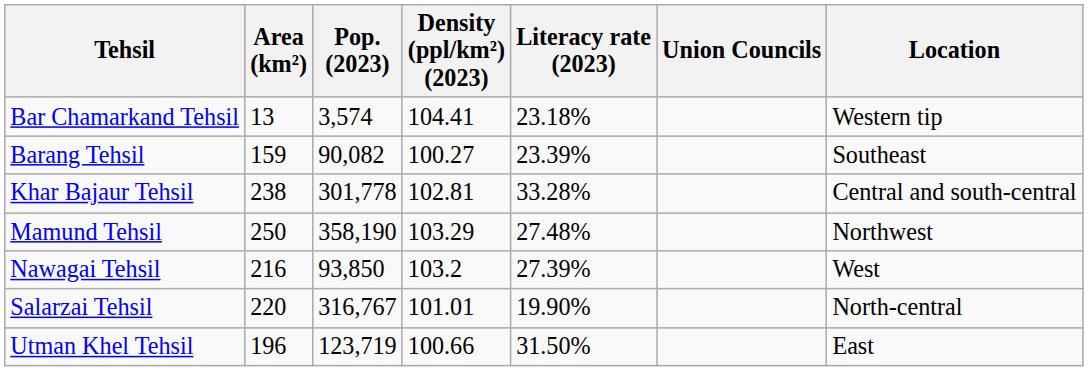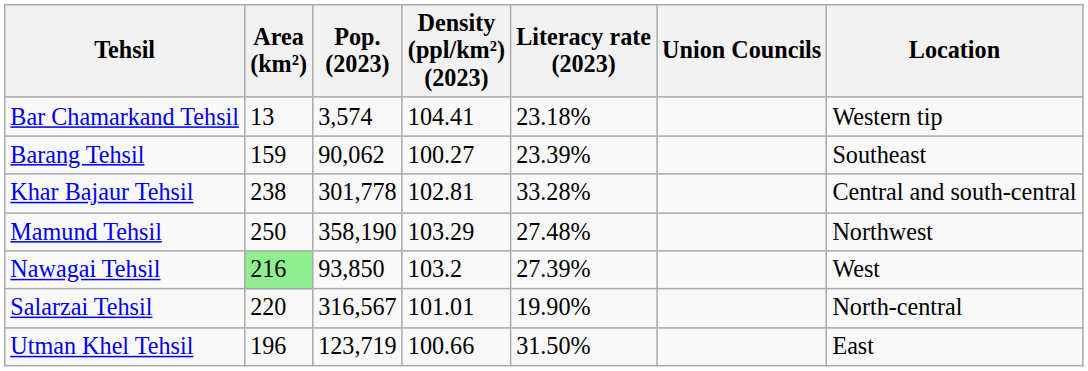(351, 154) 90,082 -> (351, 154) 90,062
(268, 269) no background -> (268, 269) lightgreen background
(357, 307) 316,767 -> (357, 307) 316,567
